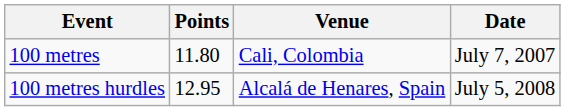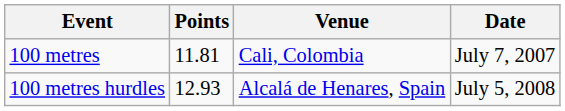(197, 55) 11.80 -> (197, 55) 11.81
(198, 89) 12.95 -> (198, 89) 12.93
